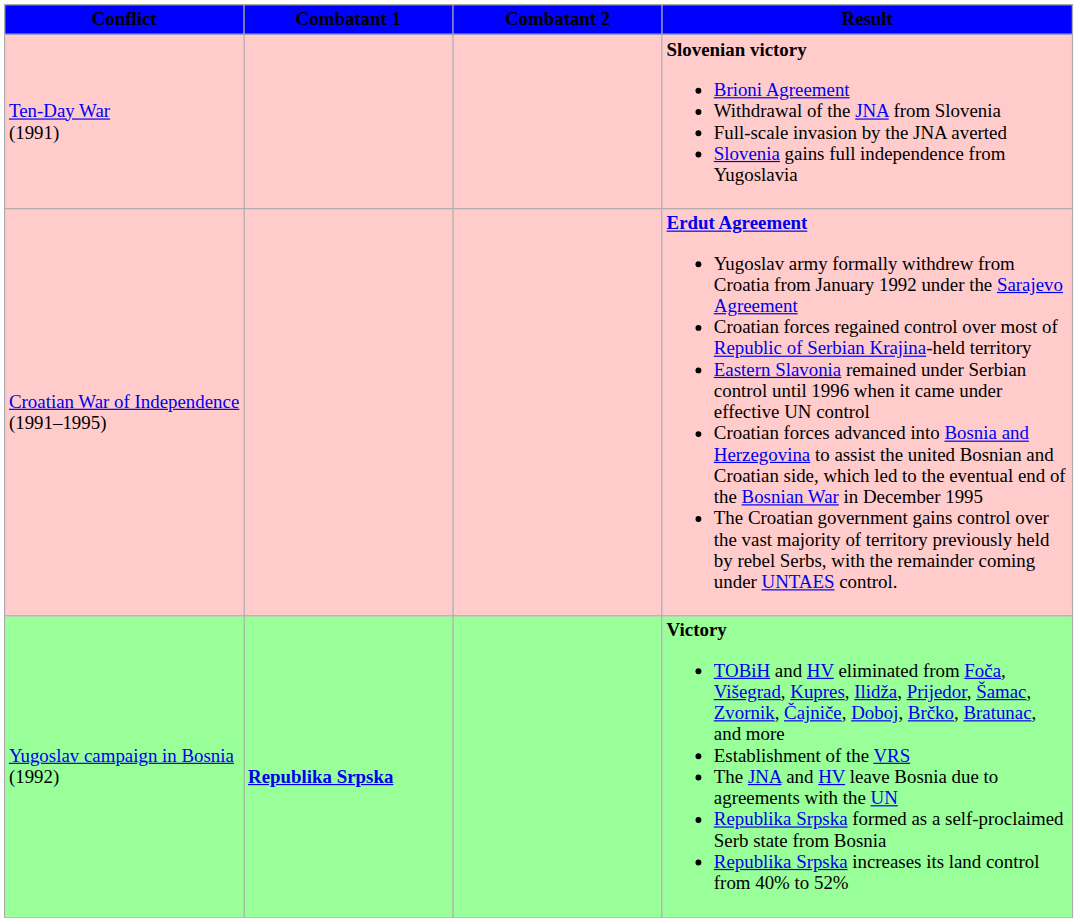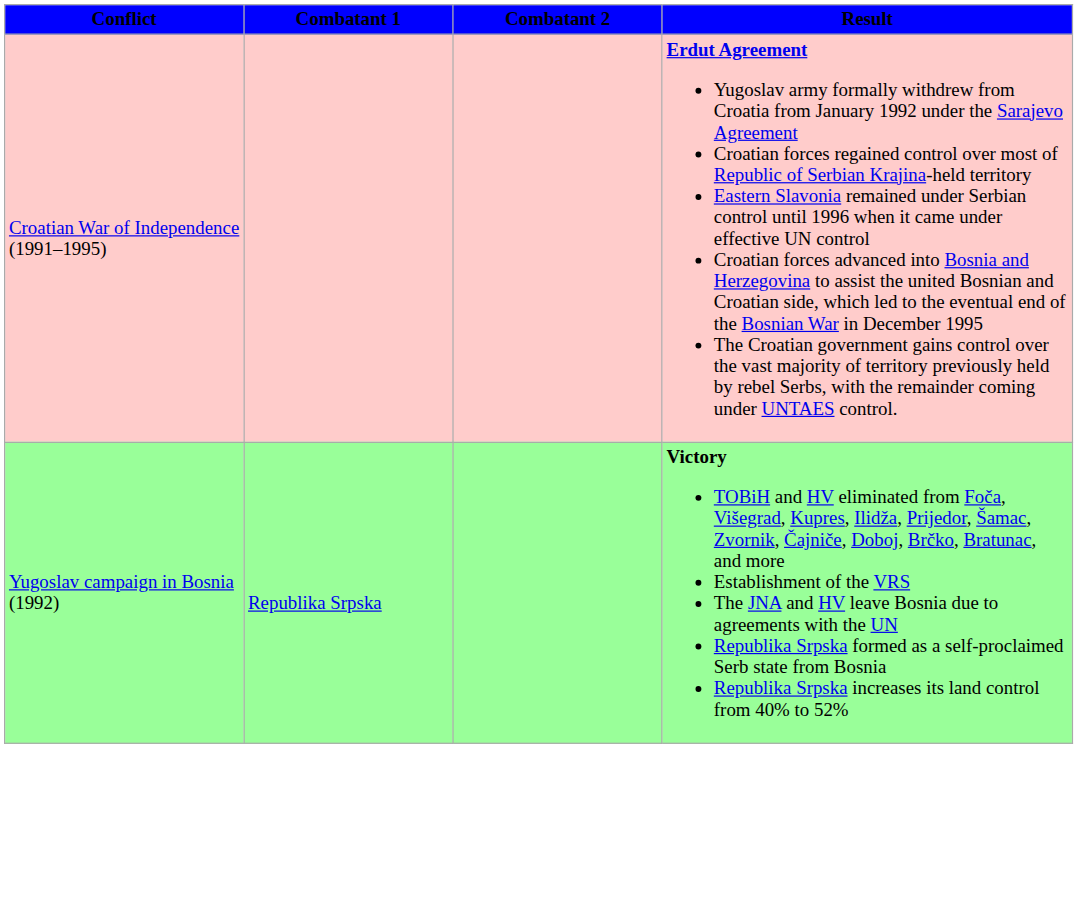- row: (60, 121)
(321, 777) bold -> (315, 603) normal
